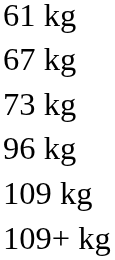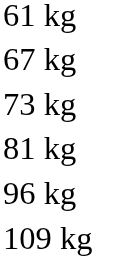+ row: (40, 148)
- row: (57, 238)
